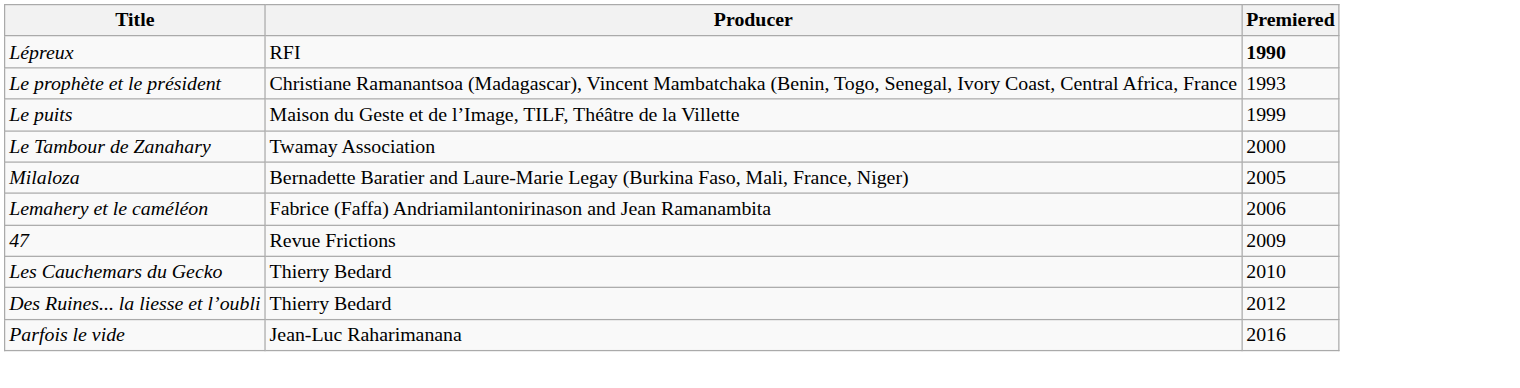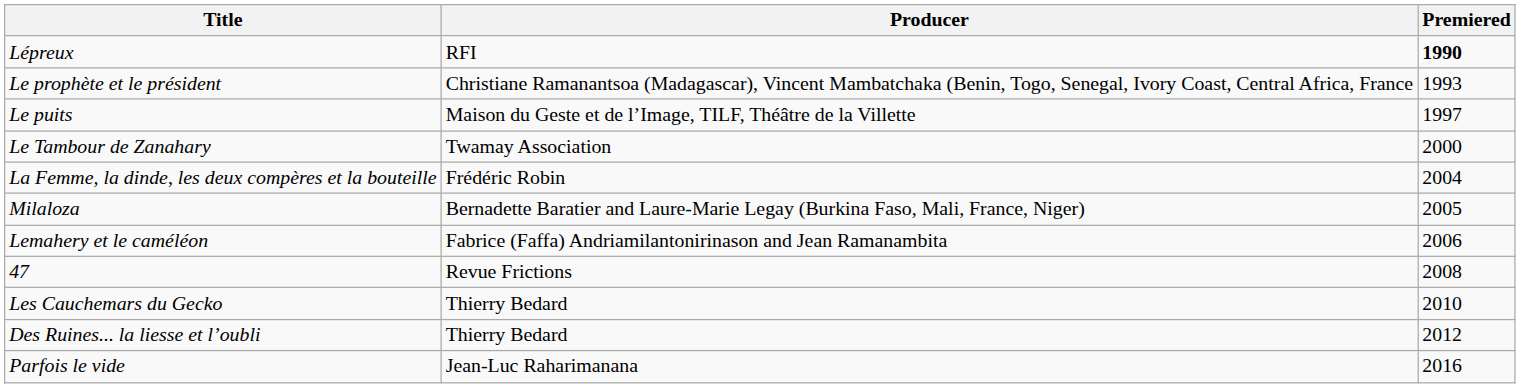(1266, 114) 1999 -> (1442, 114) 1997
+ row: (223, 177)
(1266, 240) 2009 -> (1442, 271) 2008
